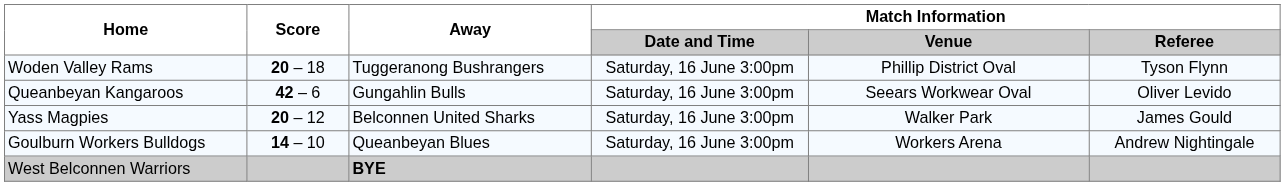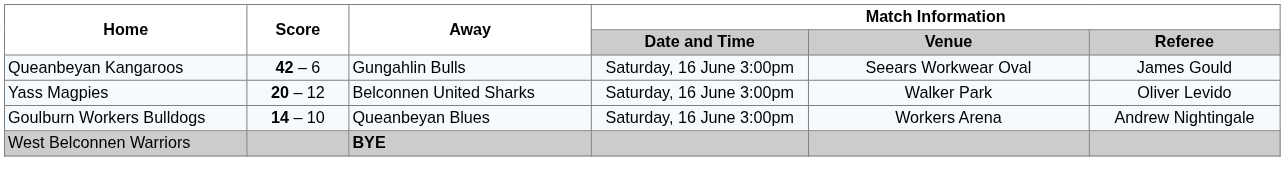- row: (80, 67)
(1184, 92) Oliver Levido -> (1184, 67) James Gould
(1184, 118) James Gould -> (1184, 92) Oliver Levido
